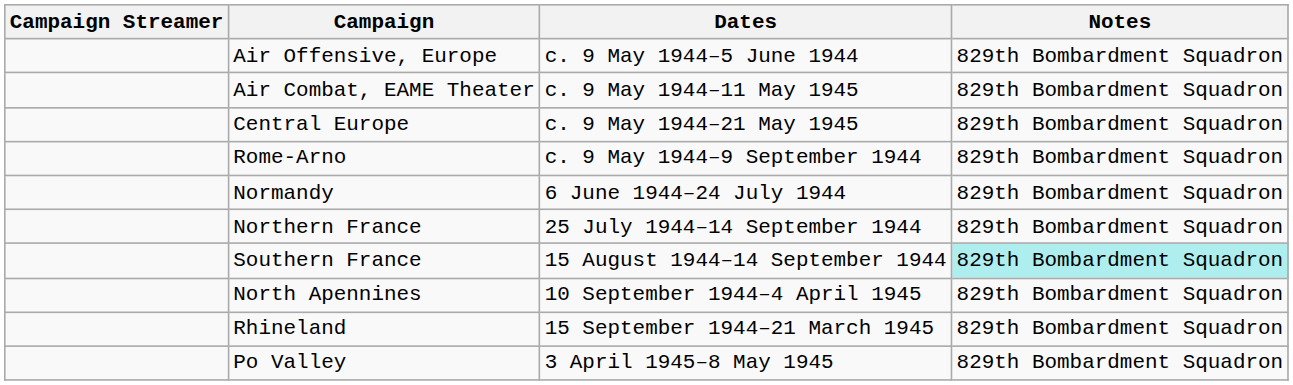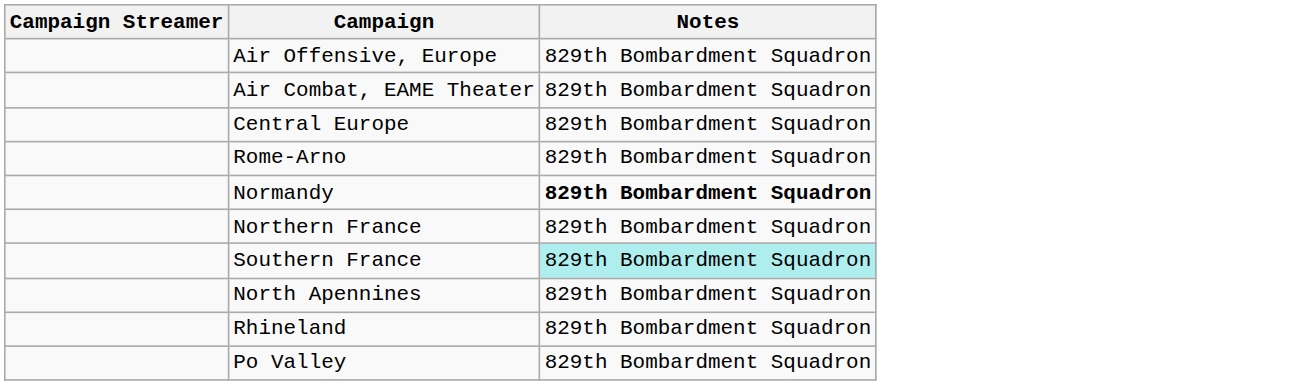- column: (746, 22)
(1120, 192) normal -> (708, 192) bold
